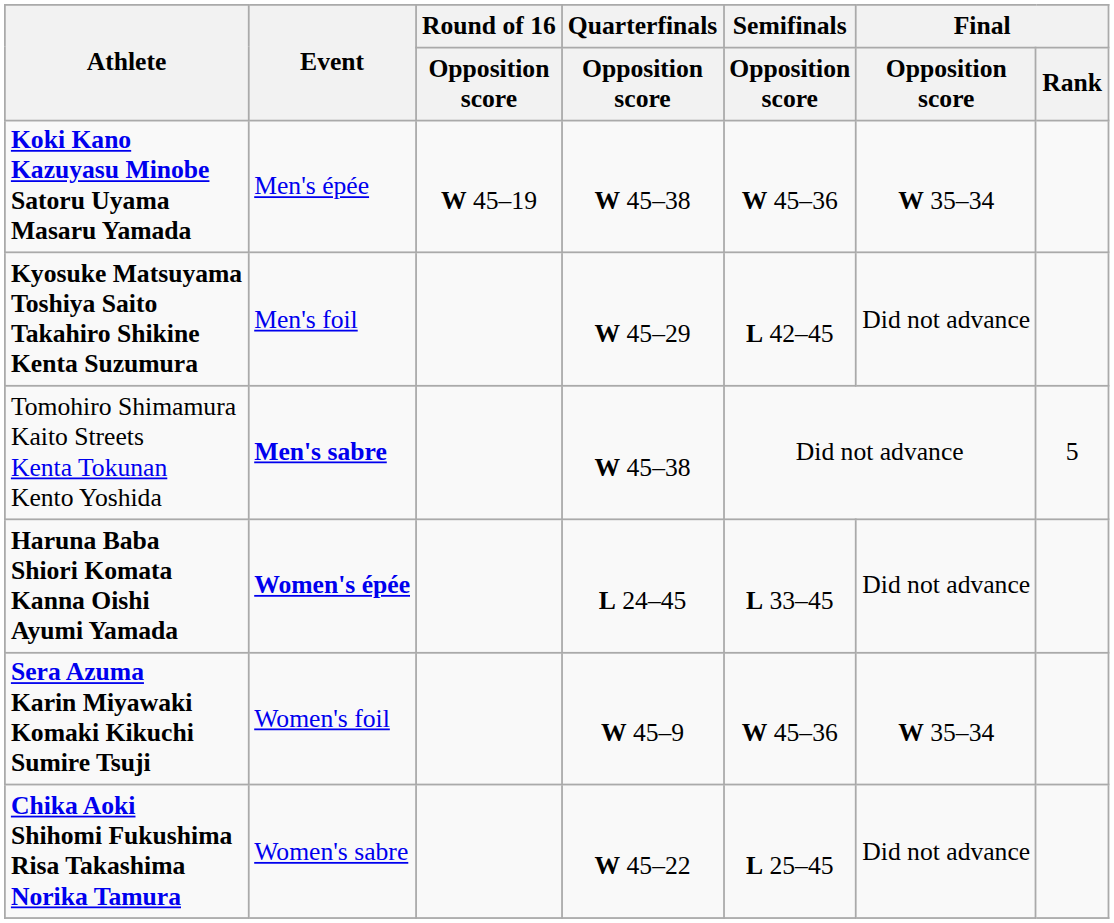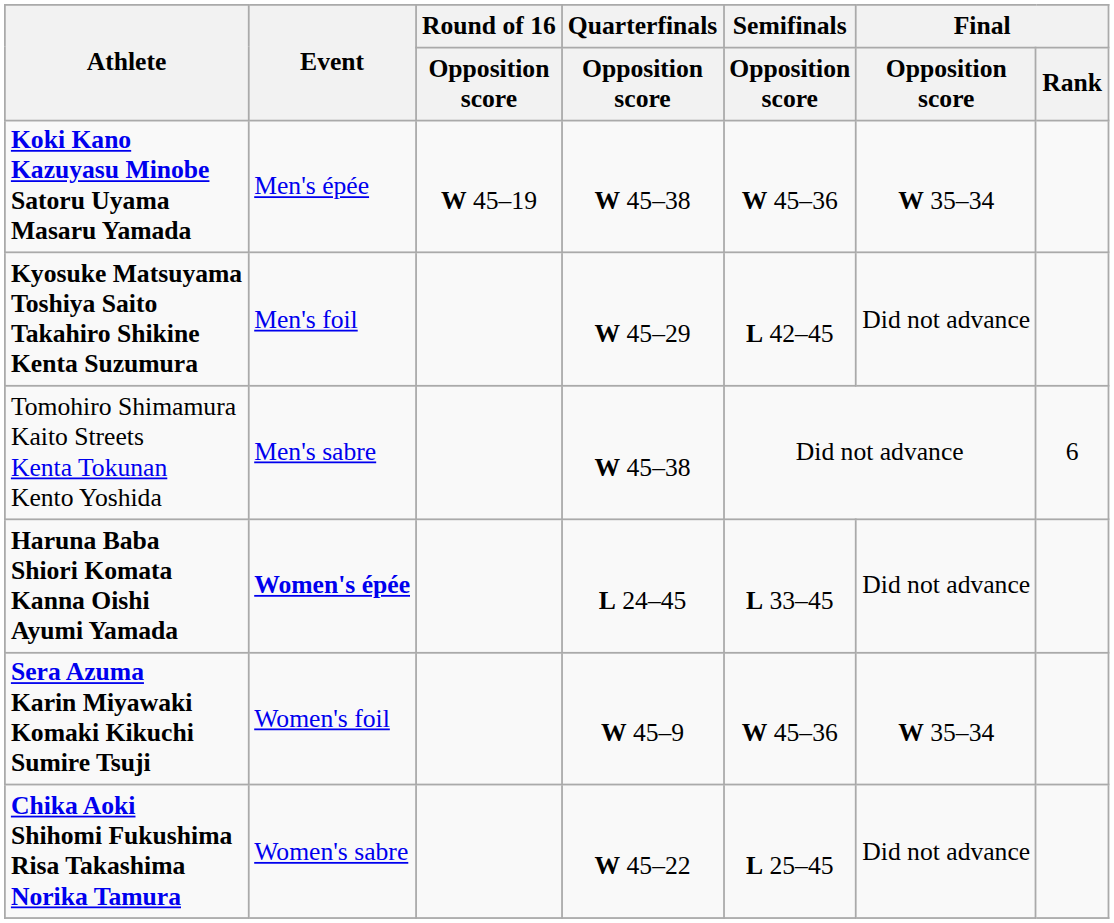(320, 452) bold -> (315, 452) normal
(1072, 452) 5 -> (1072, 452) 6
